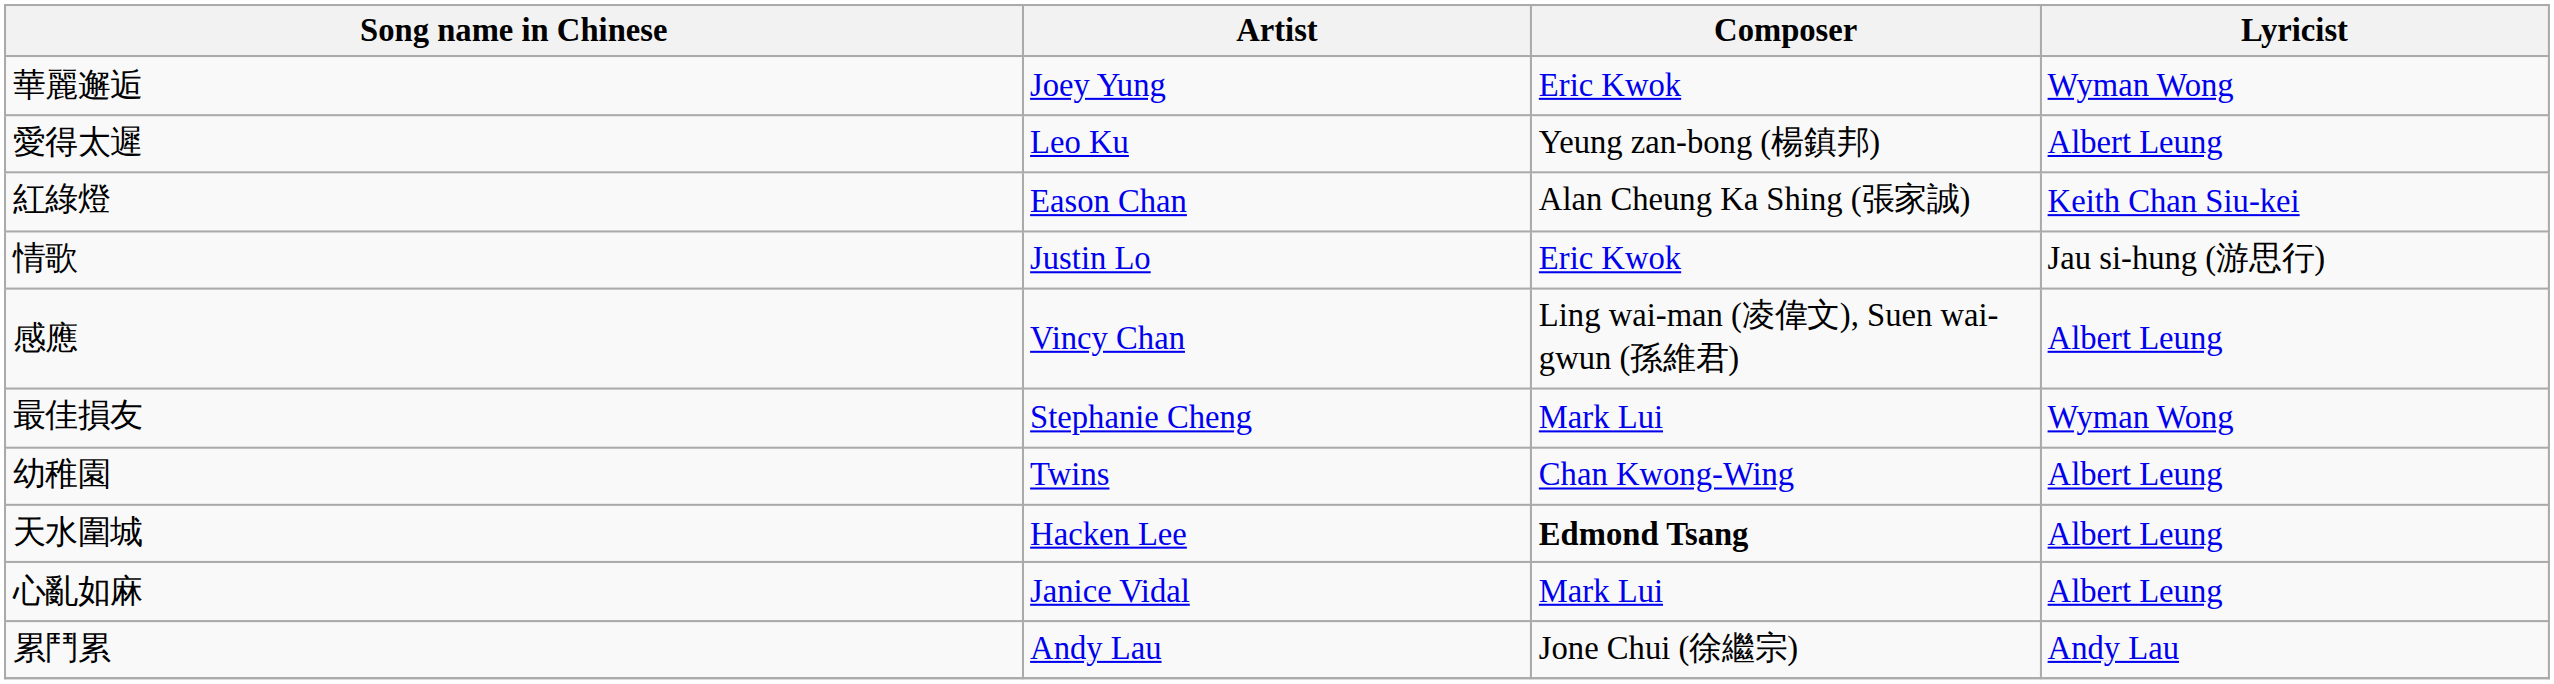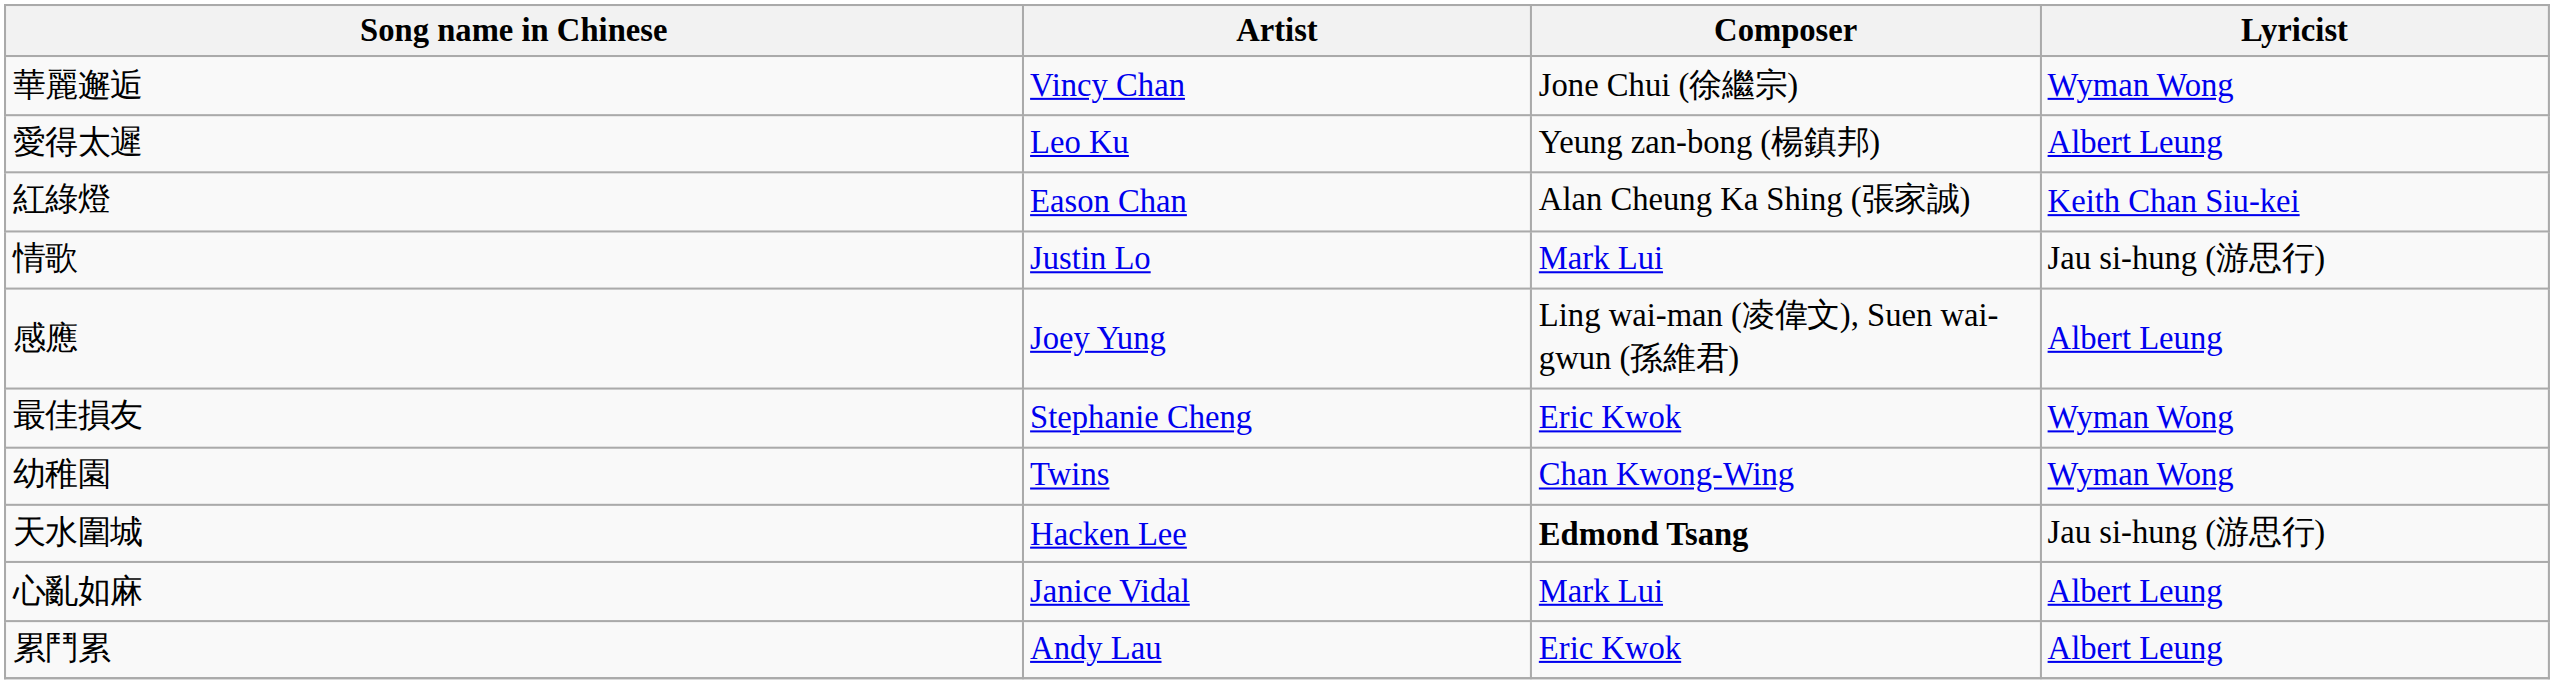(1098, 85) Joey Yung -> (1108, 85) Vincy Chan
(1610, 85) Eric Kwok -> (1668, 84) Jone Chui (徐繼宗)
(1610, 258) Eric Kwok -> (1601, 258) Mark Lui
(1108, 338) Vincy Chan -> (1098, 338) Joey Yung
(1601, 417) Mark Lui -> (1610, 417) Eric Kwok
(2135, 475) Albert Leung -> (2141, 475) Wyman Wong
(2135, 533) Albert Leung -> (2186, 532) Jau si-hung (游思行)
(1668, 647) Jone Chui (徐繼宗) -> (1610, 649) Eric Kwok
(2113, 649) Andy Lau -> (2135, 649) Albert Leung
